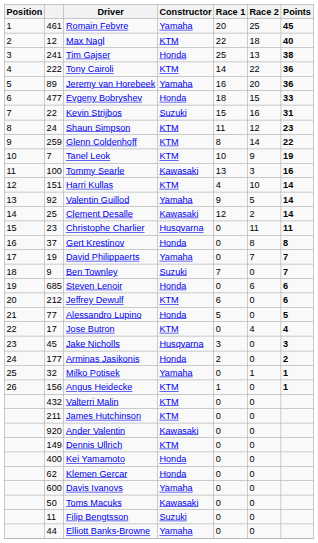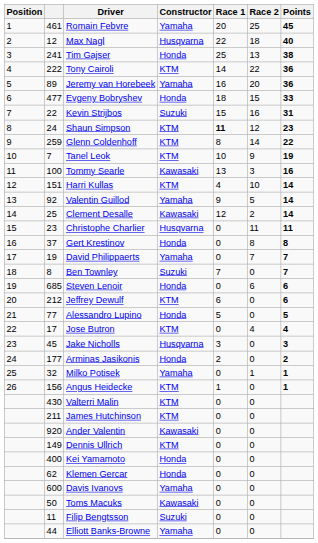(169, 41) KTM -> (181, 41) Husqvarna
(221, 127) normal -> (221, 127) bold
(49, 272) 9 -> (49, 272) 8
(54, 402) 432 -> (54, 402) 430
